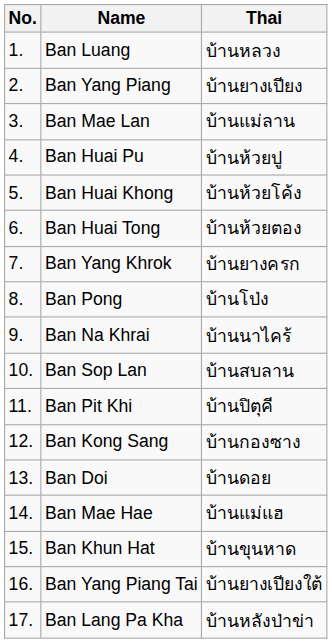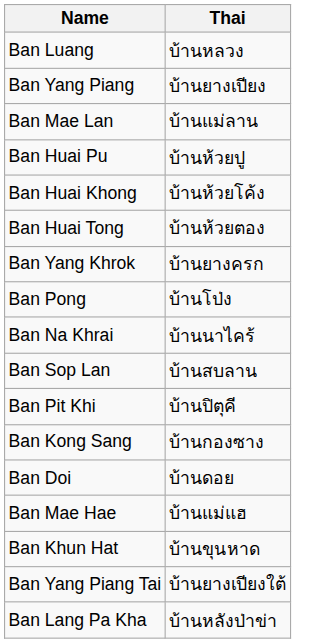- column: (23, 18)
